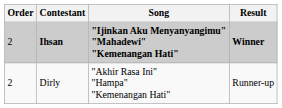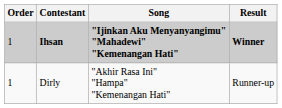(10, 42) 2 -> (10, 42) 1
(10, 83) 2 -> (10, 83) 1
